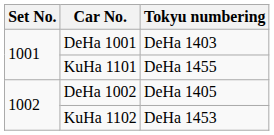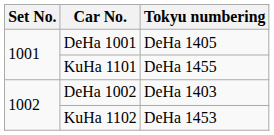(180, 42) DeHa 1403 -> (180, 42) DeHa 1405
(180, 92) DeHa 1405 -> (180, 92) DeHa 1403
